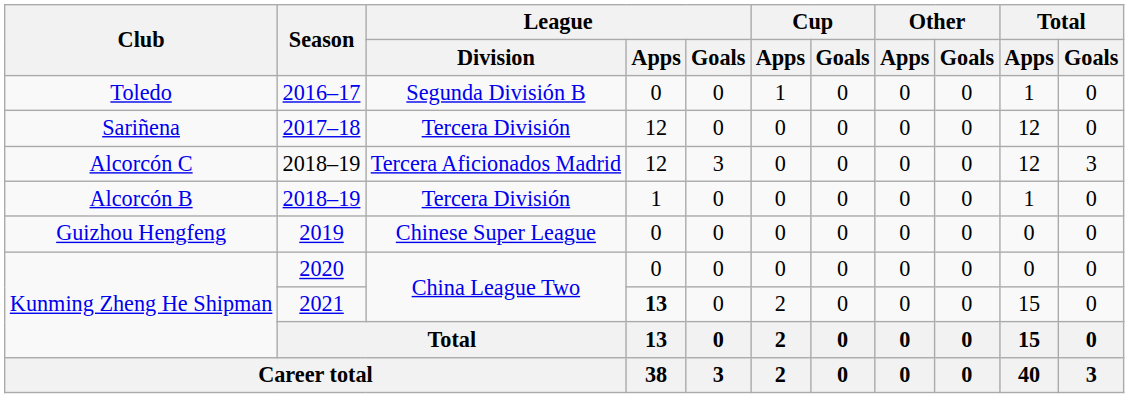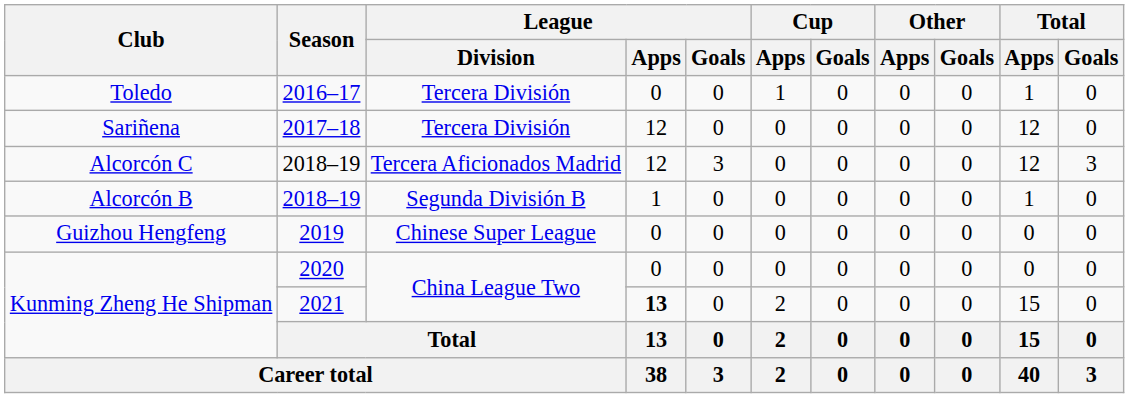(496, 92) Segunda División B -> (496, 92) Tercera División
(496, 198) Tercera División -> (496, 198) Segunda División B
